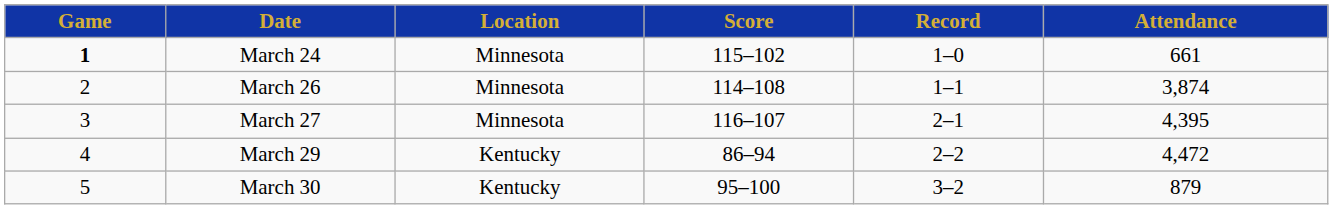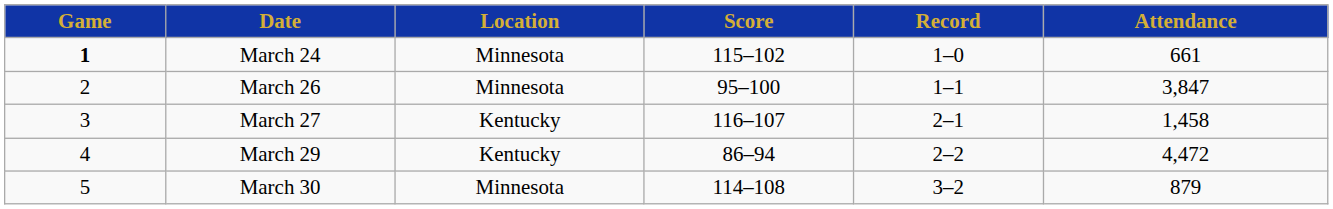(749, 87) 114–108 -> (749, 87) 95–100
(1186, 87) 3,874 -> (1186, 87) 3,847
(520, 120) Minnesota -> (520, 120) Kentucky
(1186, 120) 4,395 -> (1186, 120) 1,458
(520, 187) Kentucky -> (520, 187) Minnesota
(749, 187) 95–100 -> (749, 187) 114–108
